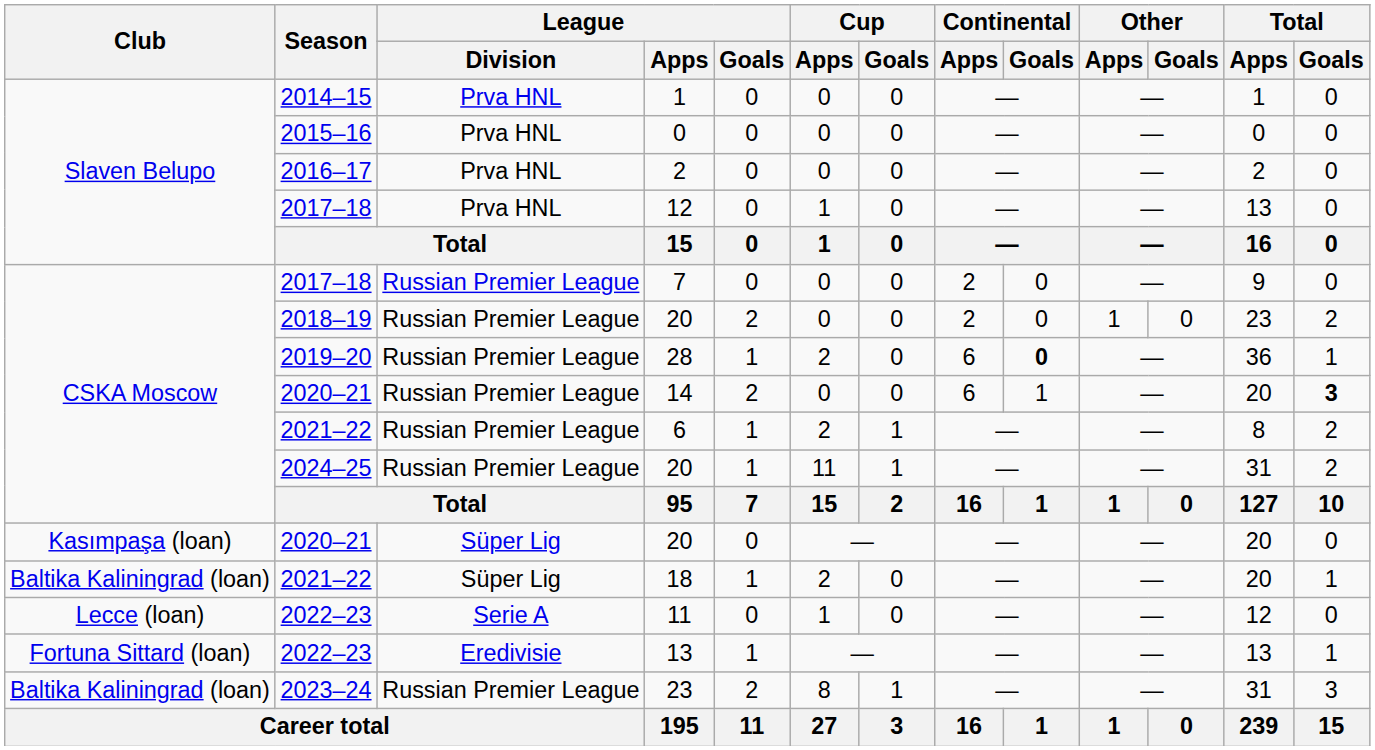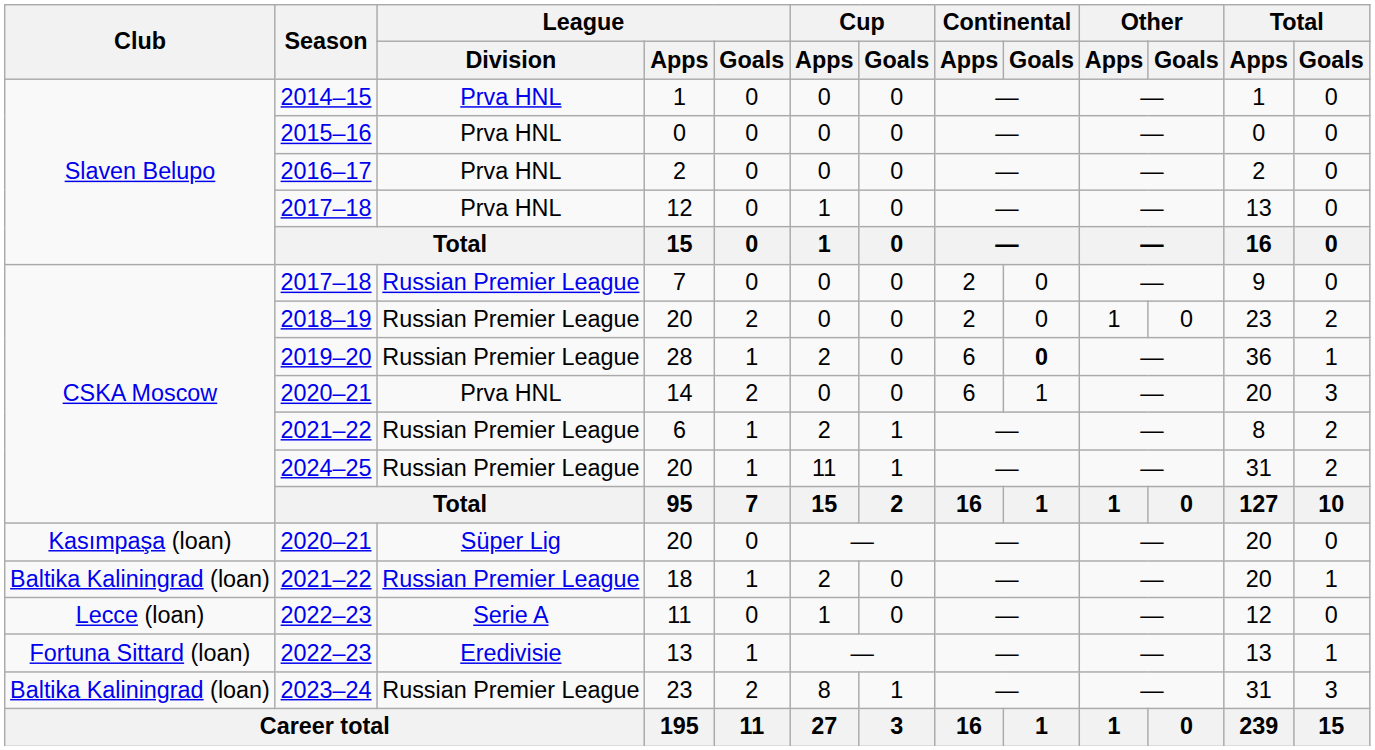(511, 393) Russian Premier League -> (511, 393) Prva HNL
(1331, 393) bold -> (1331, 393) normal
(511, 578) Süper Lig -> (511, 578) Russian Premier League
